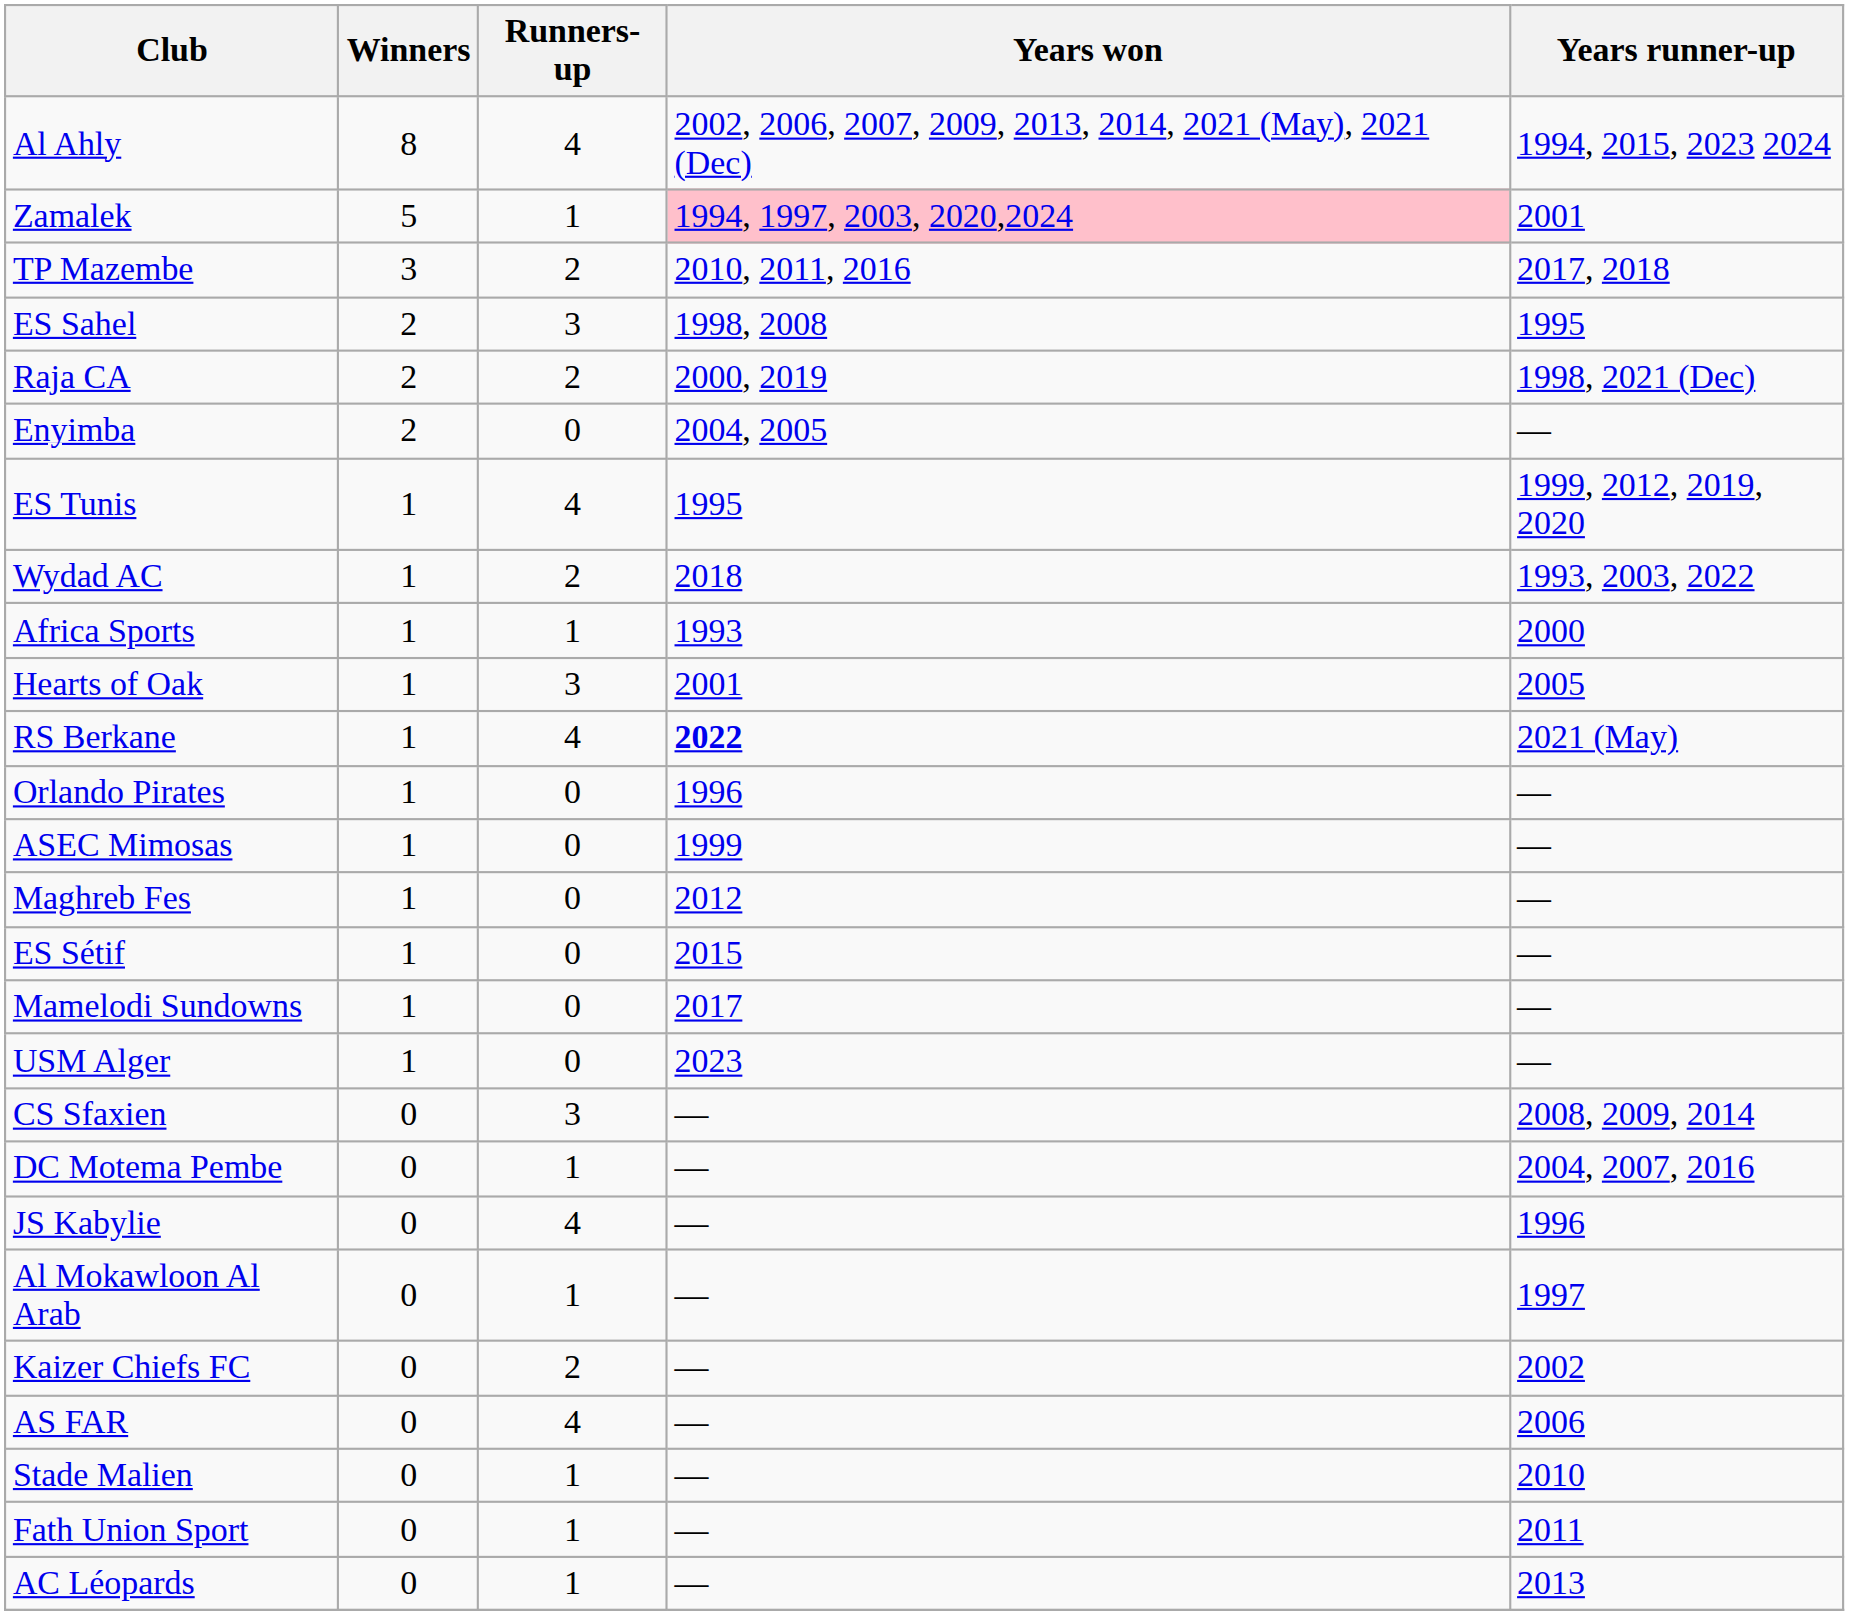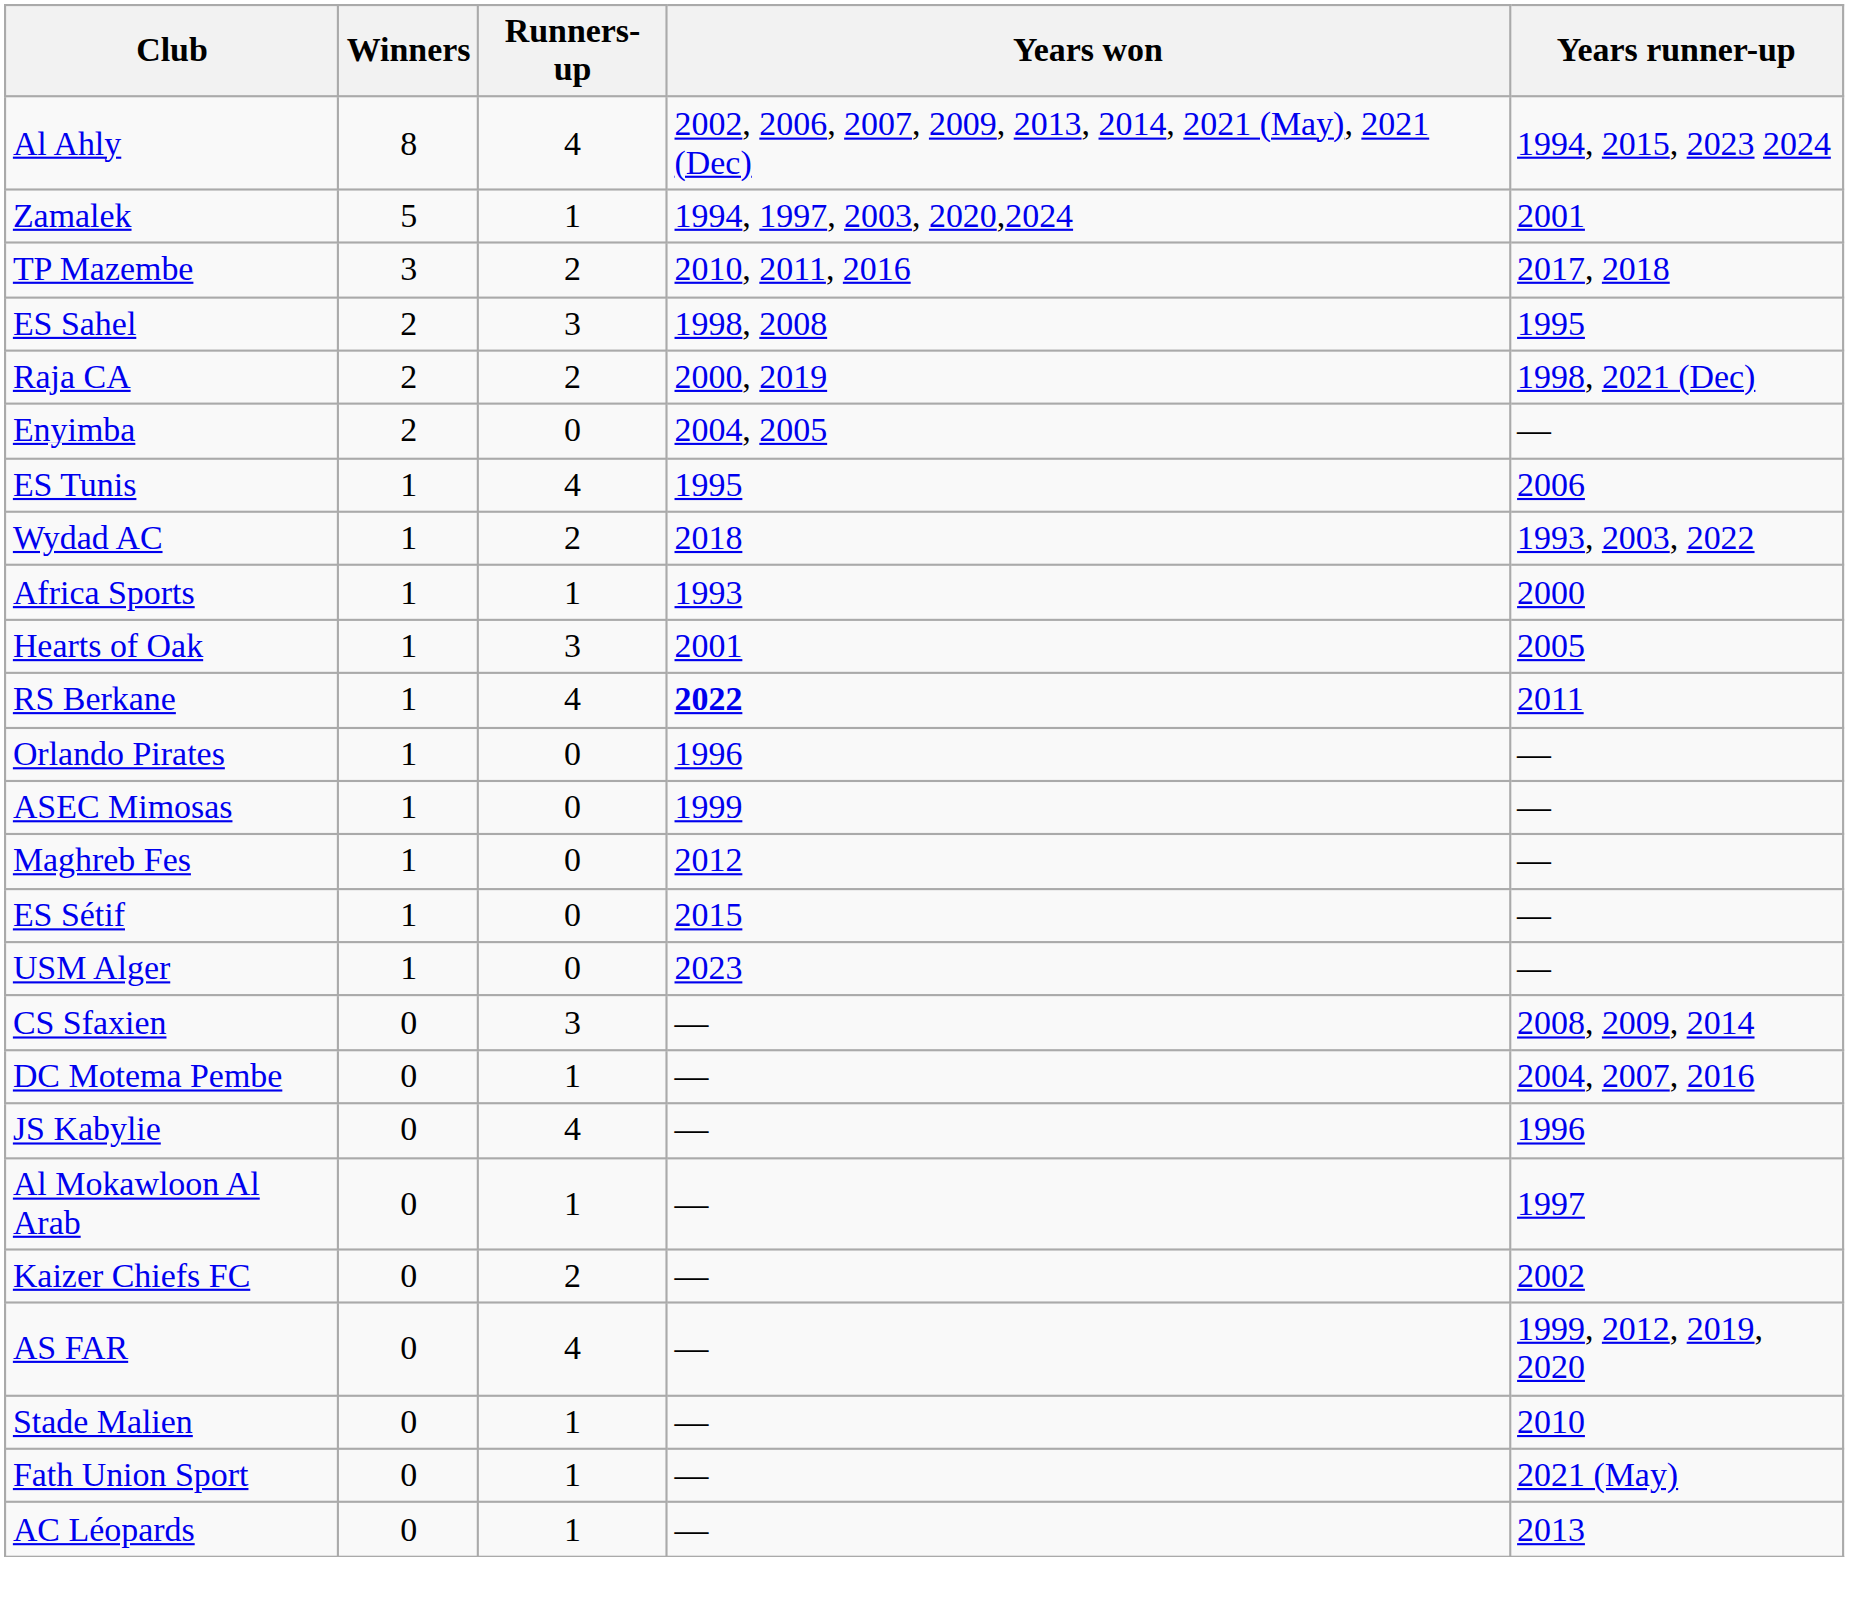(874, 215) pink background -> (874, 215) no background
(1640, 503) 1999, 2012, 2019, 2020 -> (1551, 484) 2006
(1598, 737) 2021 (May) -> (1550, 699) 2011
- row: (158, 1006)
(1551, 1421) 2006 -> (1640, 1348) 1999, 2012, 2019, 2020
(1550, 1528) 2011 -> (1598, 1475) 2021 (May)
